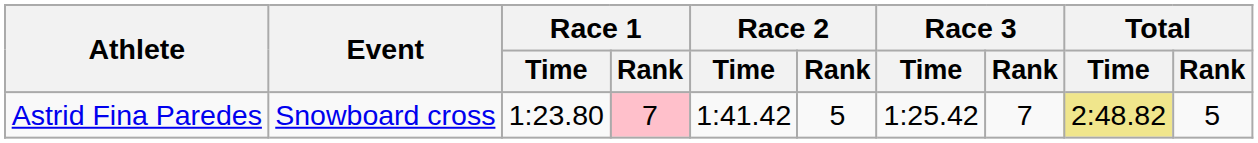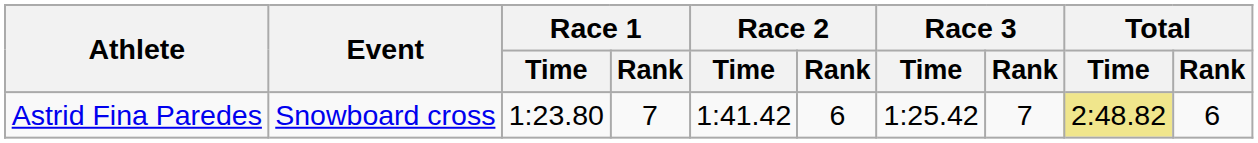(650, 115) pink background -> (650, 115) no background
(837, 115) 5 -> (837, 115) 6
(1212, 115) 5 -> (1212, 115) 6
